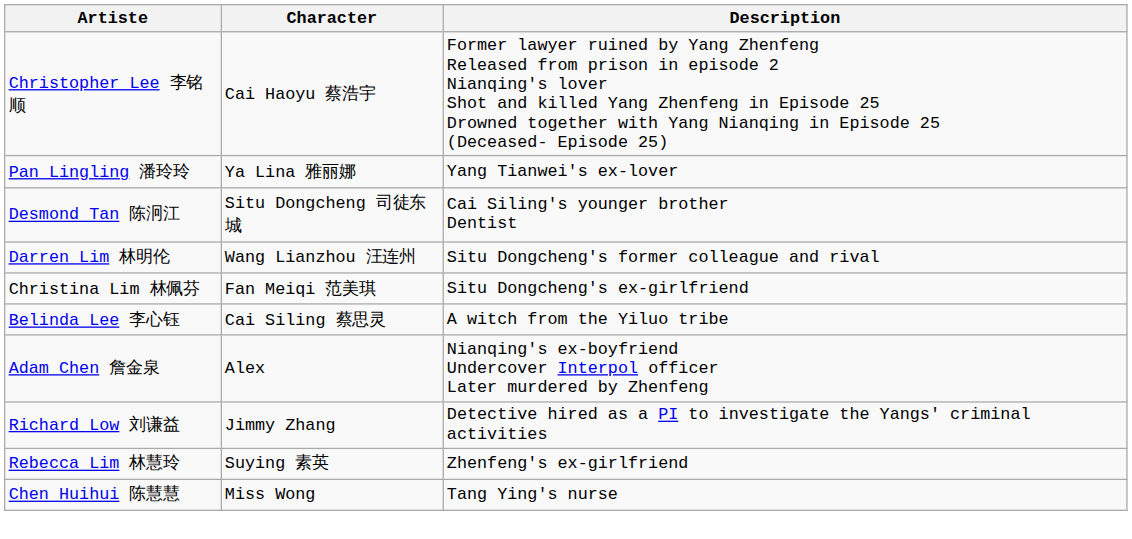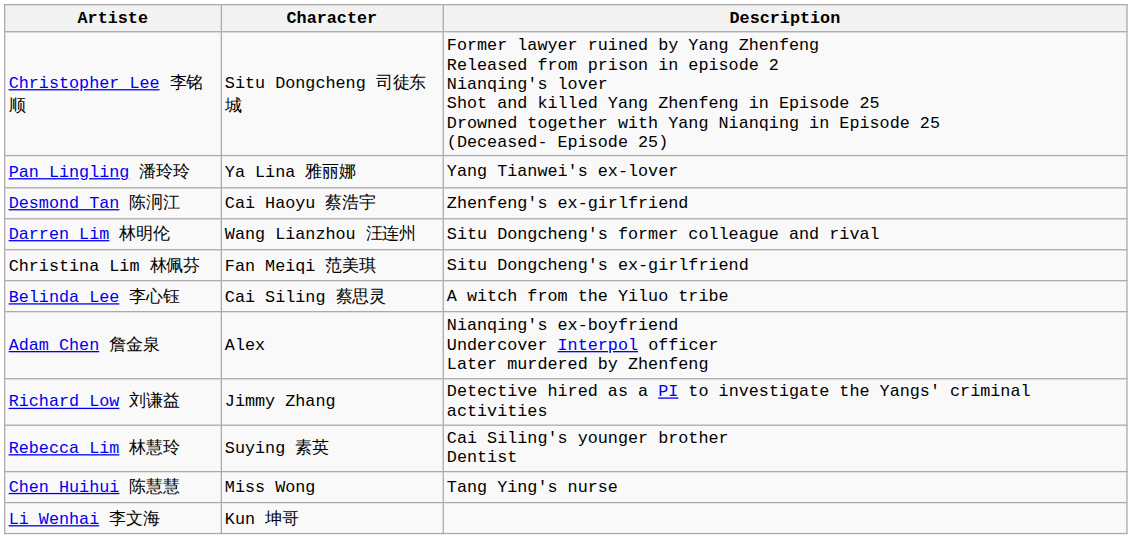(300, 95) Cai Haoyu 蔡浩宇 -> (325, 95) Situ Dongcheng 司徒东城
(325, 215) Situ Dongcheng 司徒东城 -> (300, 204) Cai Haoyu 蔡浩宇
(588, 214) Cai Siling's younger brother Dentist -> (568, 203) Zhenfeng's ex-girlfriend
(568, 464) Zhenfeng's ex-girlfriend -> (588, 448) Cai Siling's younger brother Dentist
+ row: (84, 519)
